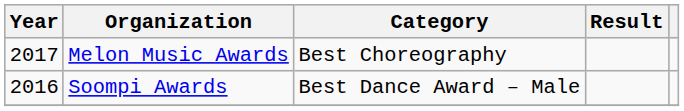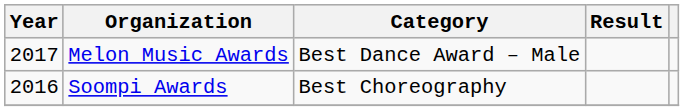(403, 55) Best Choreography -> (439, 55) Best Dance Award – Male
(439, 88) Best Dance Award – Male -> (403, 88) Best Choreography
